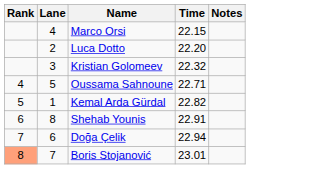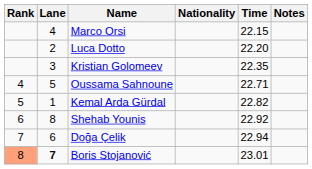+ column: (207, 13)
(192, 66) 22.32 -> (254, 66) 22.35
(192, 119) 22.91 -> (254, 119) 22.92
(53, 155) normal -> (53, 155) bold
